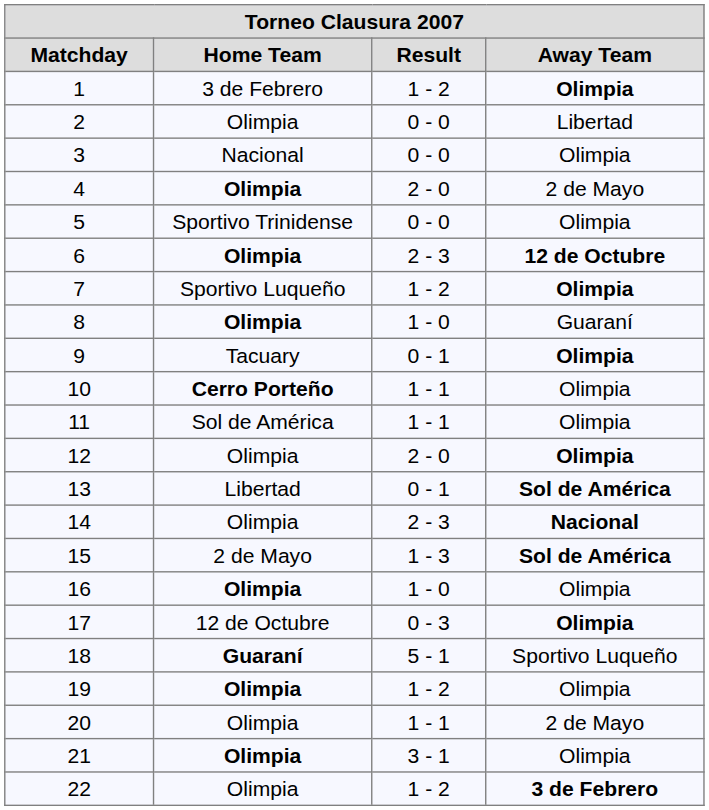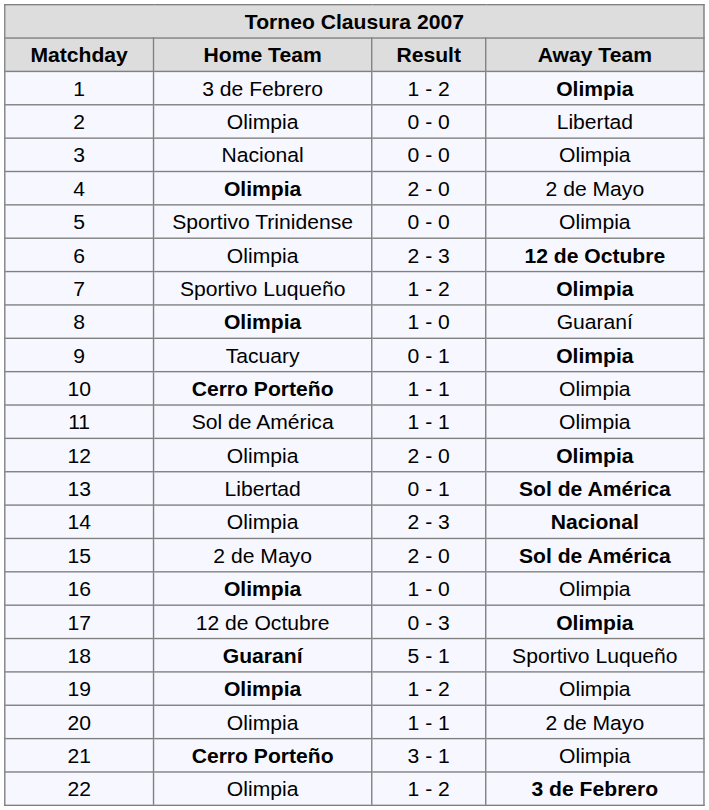(263, 255) bold -> (263, 255) normal
(429, 555) 1 - 3 -> (429, 555) 2 - 0
(263, 755) Olimpia -> (263, 755) Cerro Porteño
